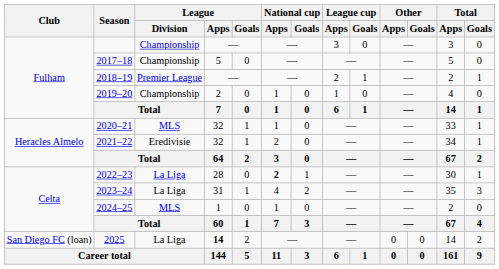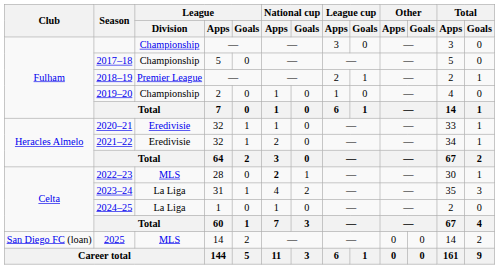(170, 126) MLS -> (170, 126) Eredivisie
(170, 175) La Liga -> (170, 175) MLS
(170, 207) MLS -> (170, 207) La Liga
(170, 239) La Liga -> (170, 239) MLS
(218, 239) bold -> (218, 239) normal
